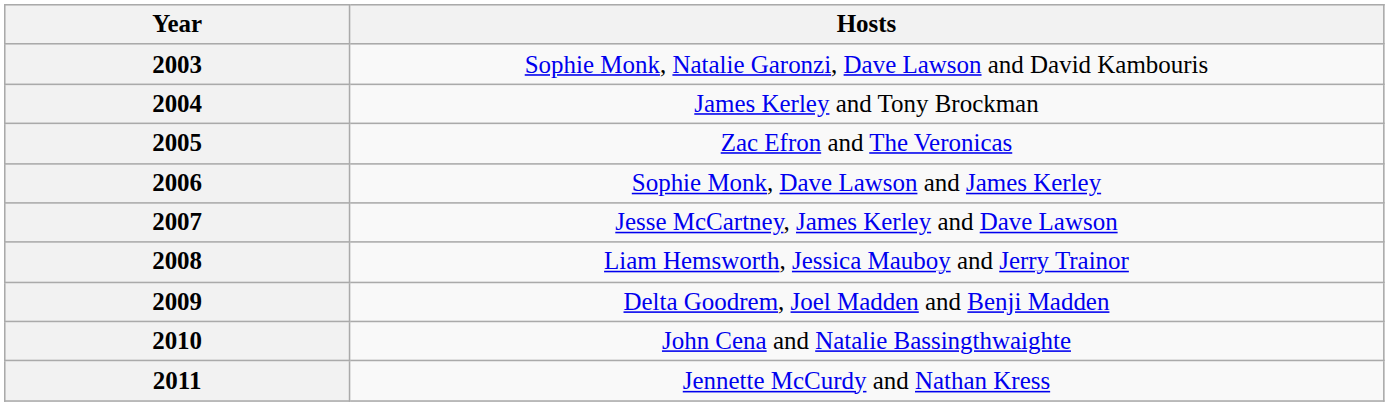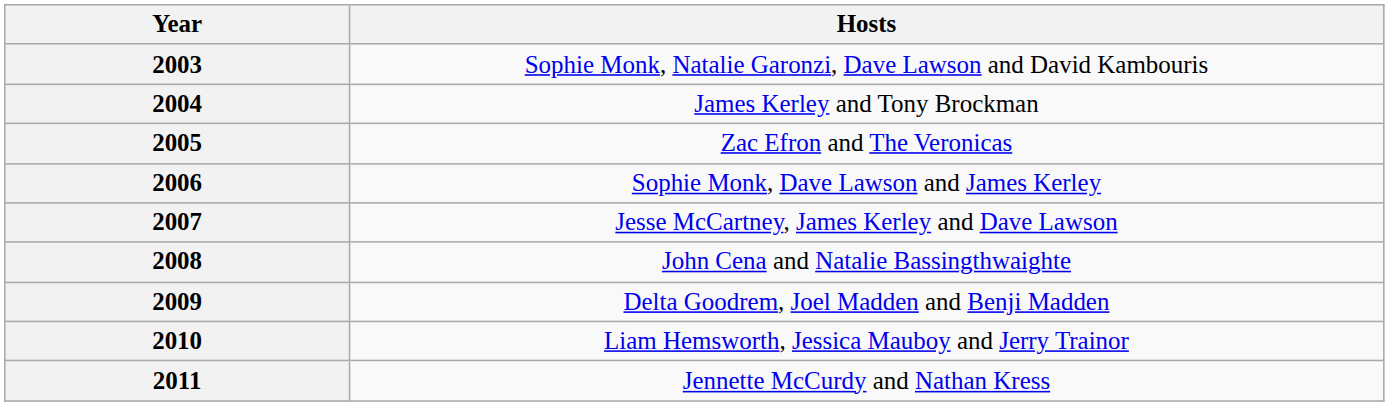(866, 261) Liam Hemsworth, Jessica Mauboy and Jerry Trainor -> (866, 261) John Cena and Natalie Bassingthwaighte
(866, 340) John Cena and Natalie Bassingthwaighte -> (866, 340) Liam Hemsworth, Jessica Mauboy and Jerry Trainor
